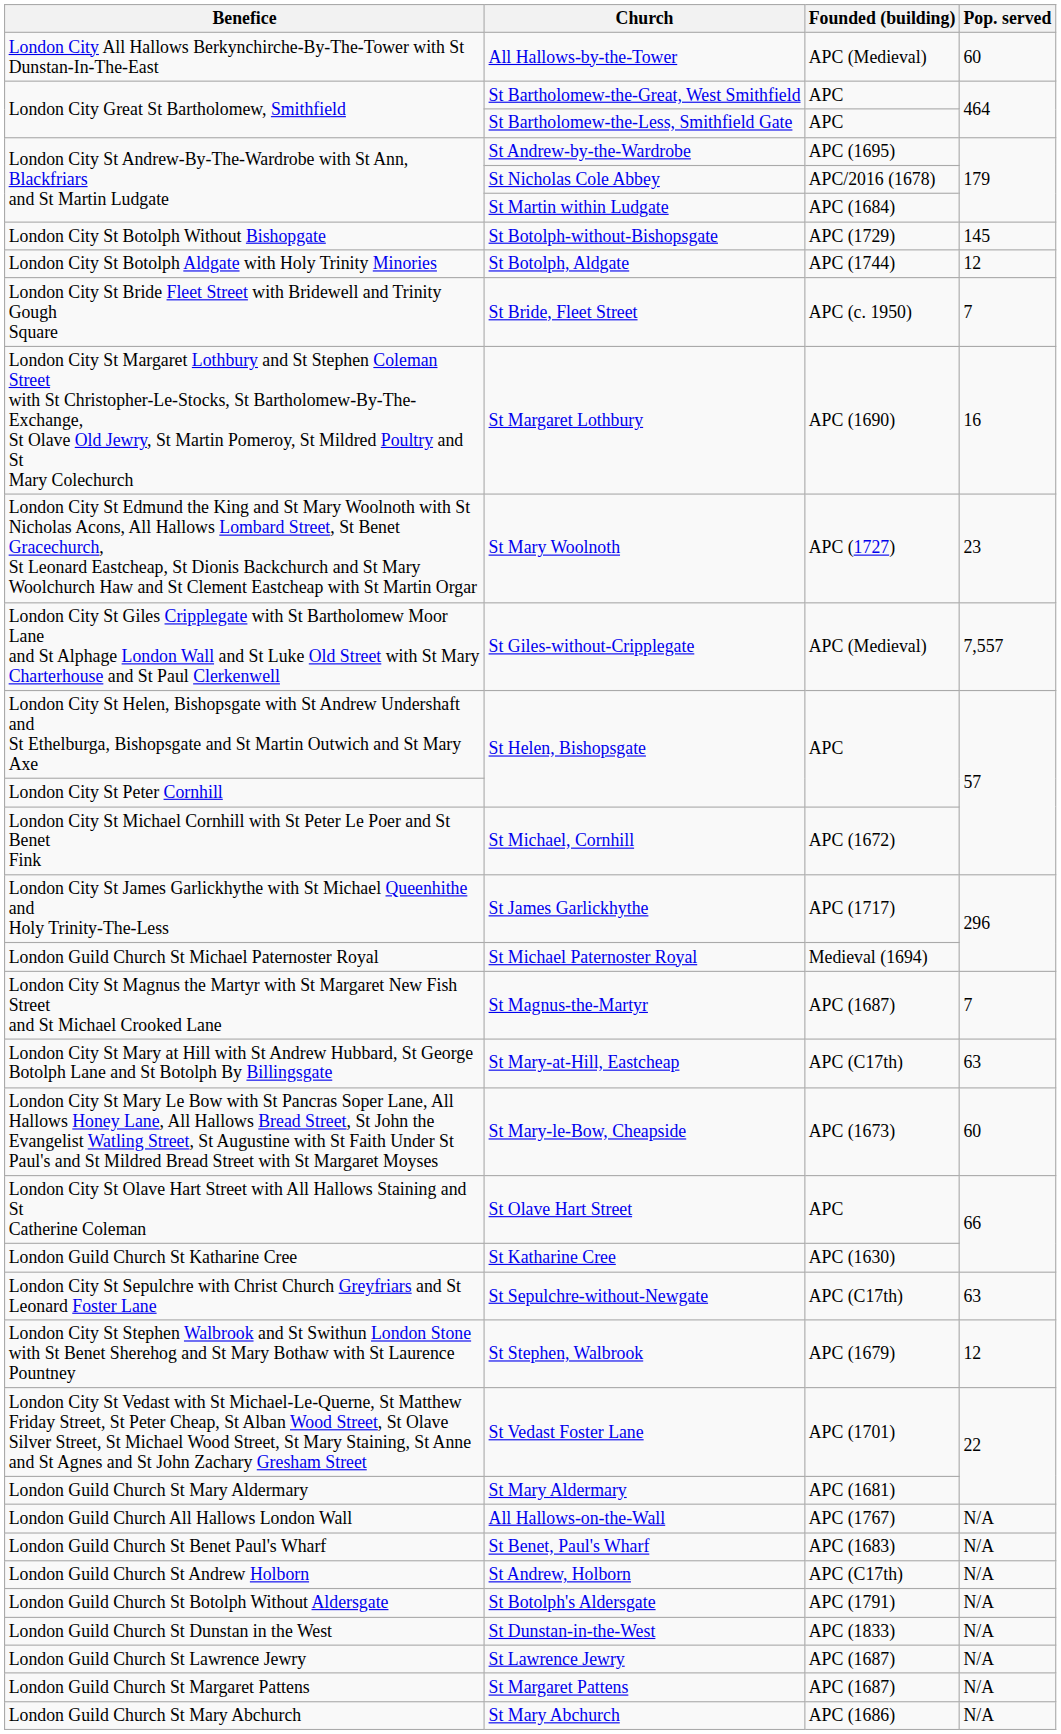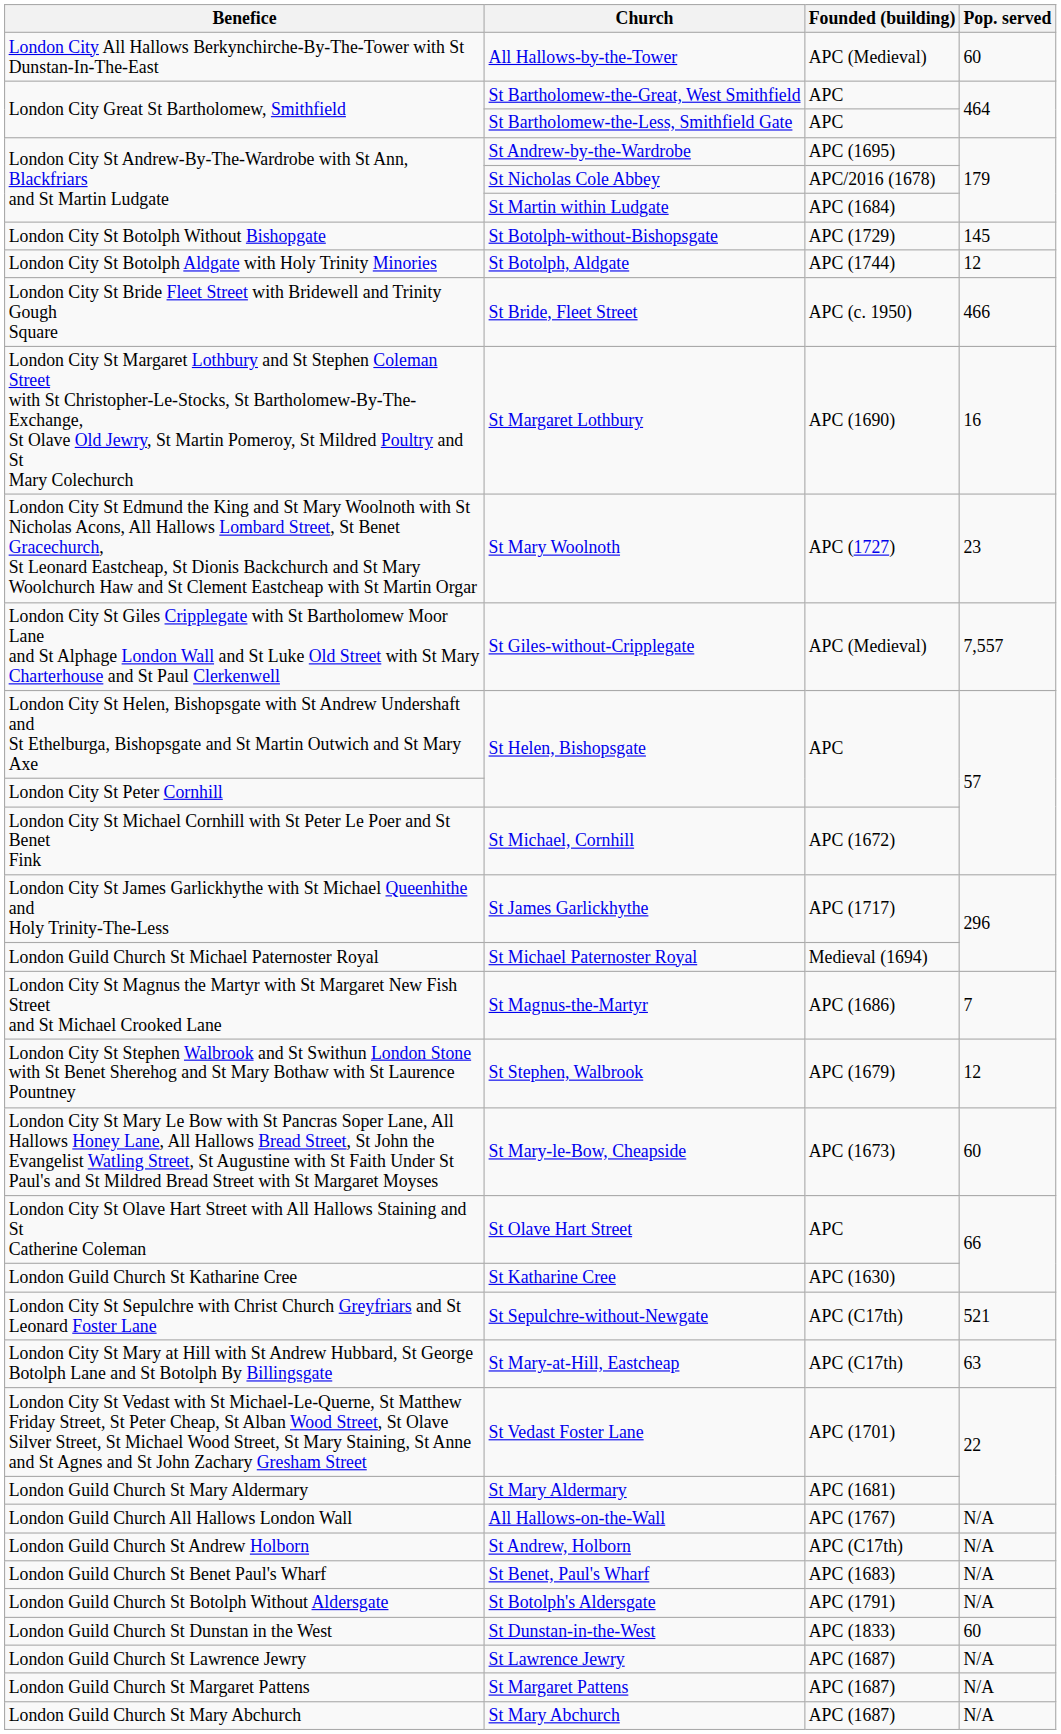(968, 312) 7 -> (977, 312) 466
(852, 1005) APC (1687) -> (852, 1005) APC (1686)
rows swapped: (241, 1063) <-> (240, 1353)
(972, 1295) 63 -> (977, 1315) 521
rows swapped: (159, 1574) <-> (167, 1546)
(979, 1630) N/A -> (972, 1630) 60
(852, 1715) APC (1686) -> (852, 1715) APC (1687)
